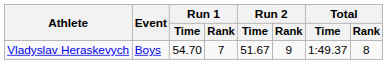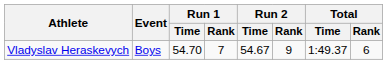(255, 50) 51.67 -> (255, 50) 54.67
(366, 50) 8 -> (366, 50) 6
